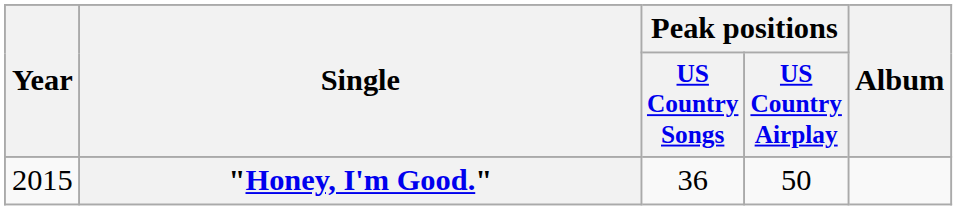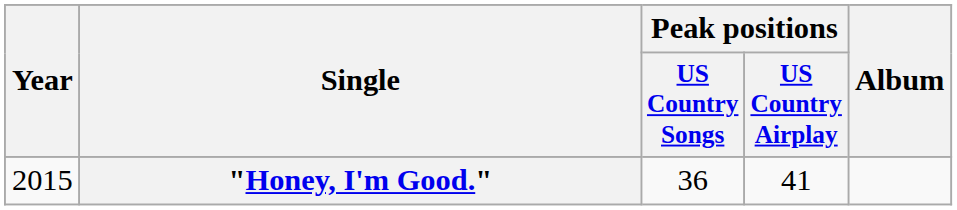(796, 180) 50 -> (796, 180) 41
